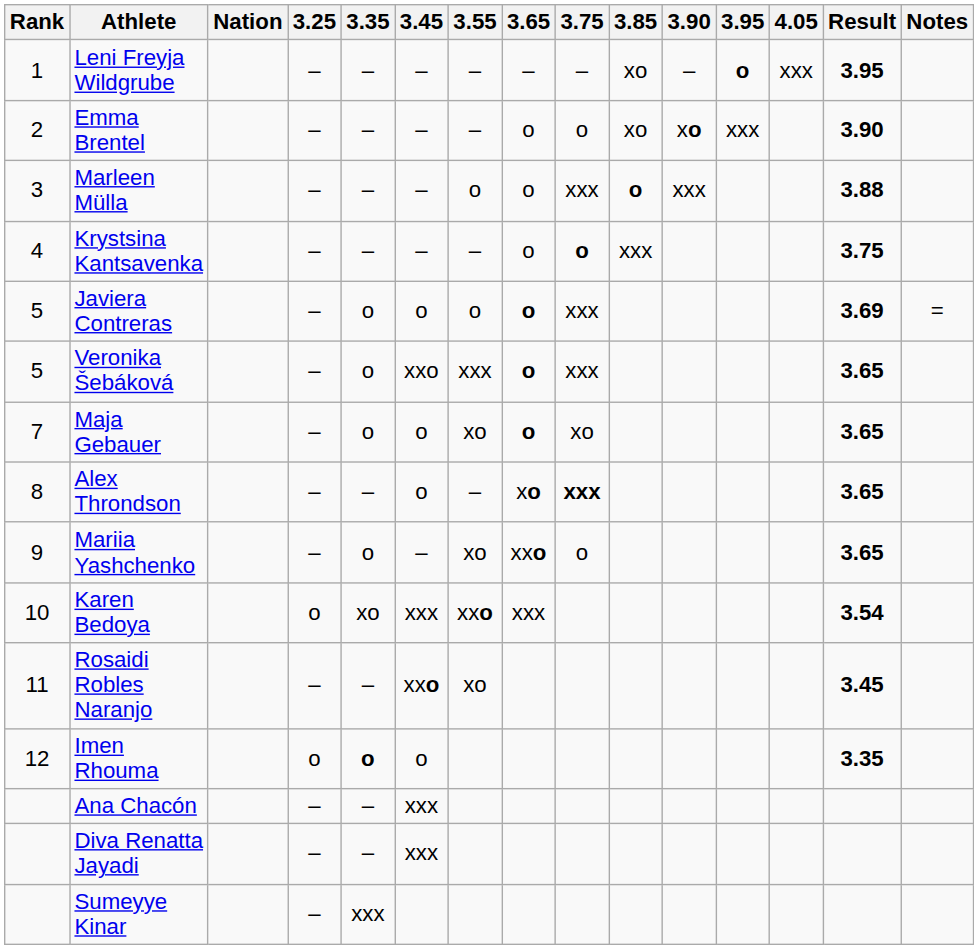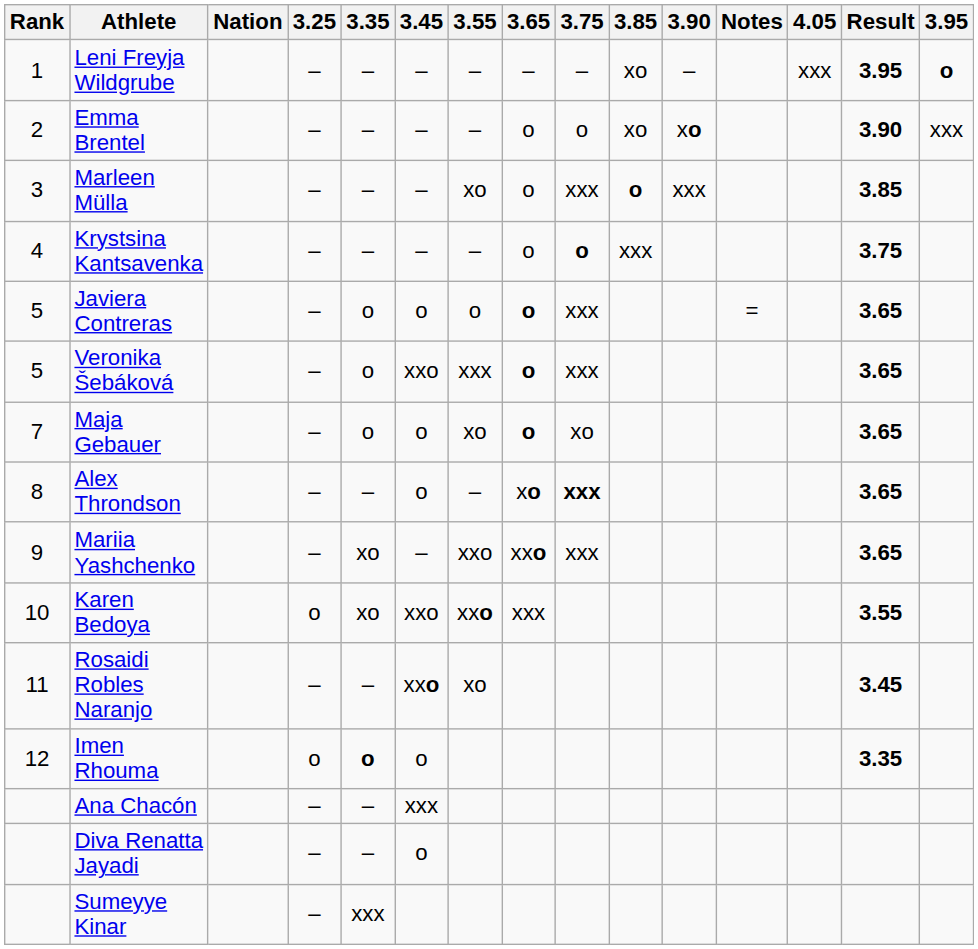columns swapped: (743, 22) <-> (937, 22)
(475, 190) o -> (475, 190) xo
(862, 190) 3.88 -> (881, 190) 3.85
(862, 311) 3.69 -> (881, 311) 3.65
(368, 552) o -> (368, 552) xo
(475, 552) xo -> (475, 552) xxo
(582, 552) o -> (582, 552) xxx
(421, 612) xxx -> (421, 612) xxo
(862, 612) 3.54 -> (881, 612) 3.55
(421, 853) xxx -> (421, 853) o
